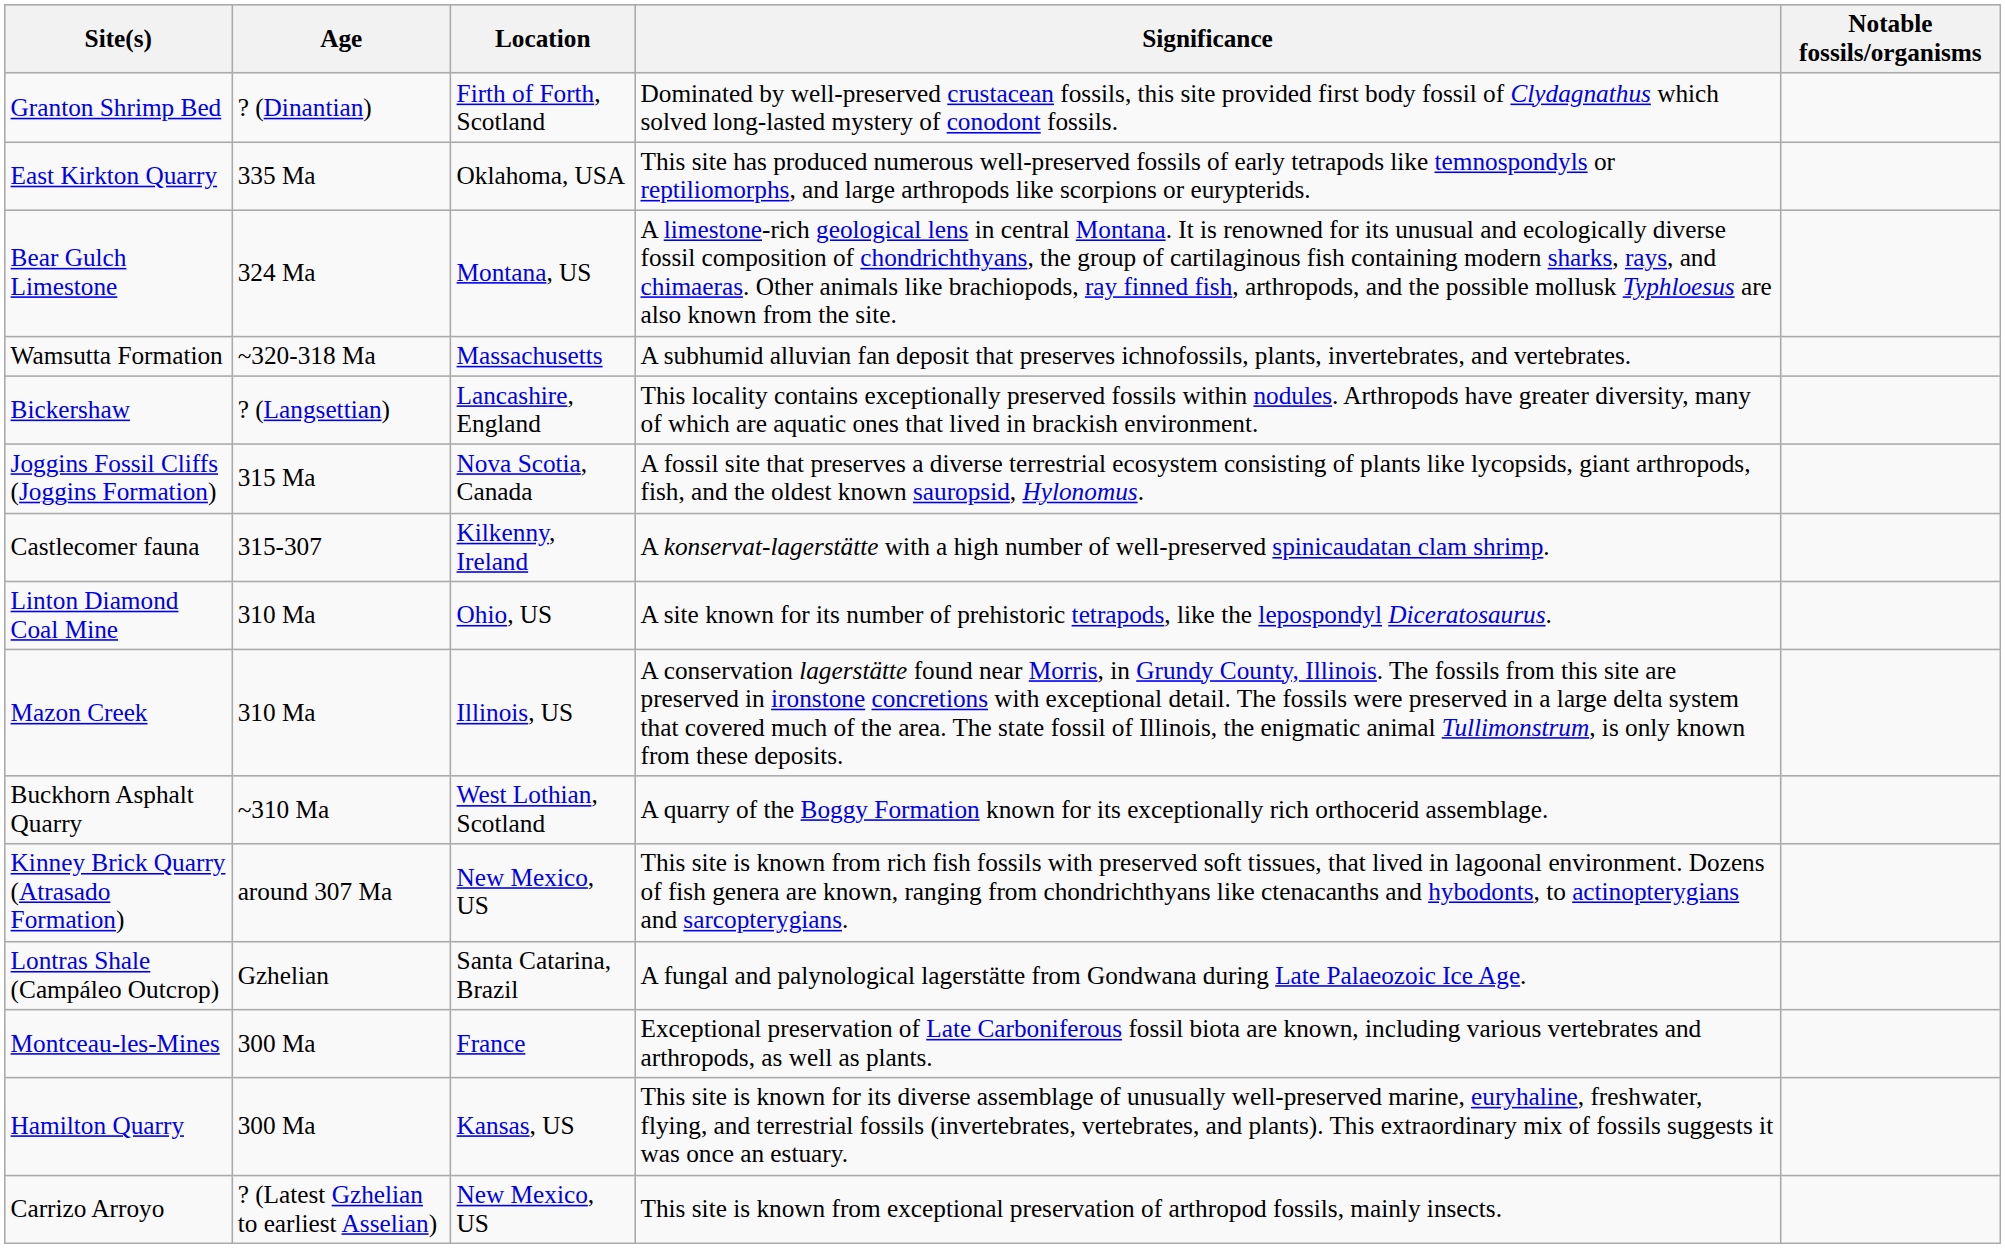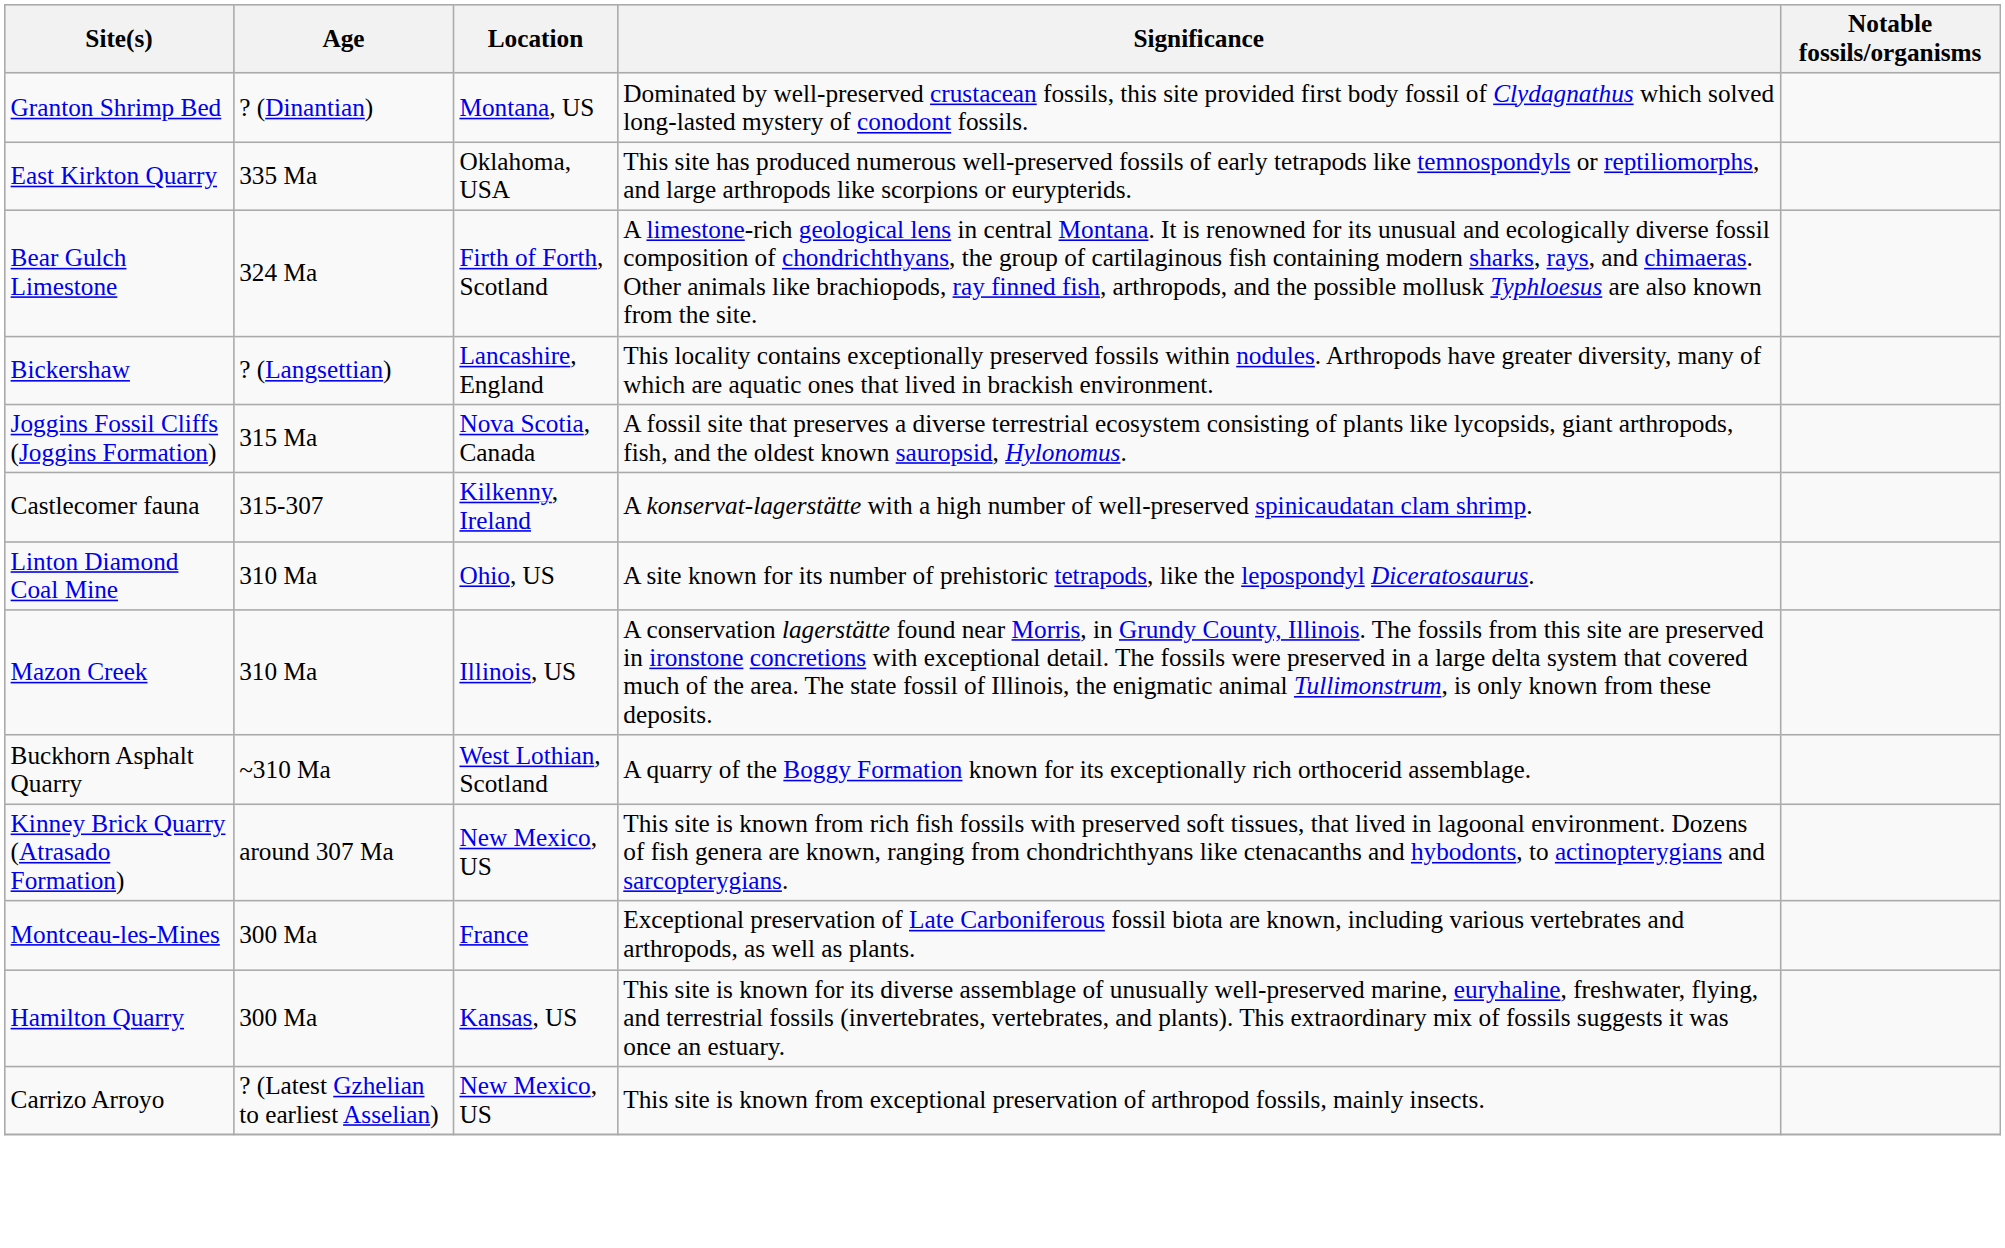(529, 107) Firth of Forth, Scotland -> (527, 107) Montana, US
(524, 272) Montana, US -> (531, 272) Firth of Forth, Scotland
- row: (117, 355)
- row: (115, 974)
